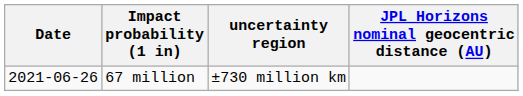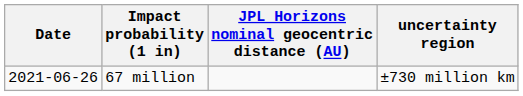columns swapped: (434, 35) <-> (279, 35)
